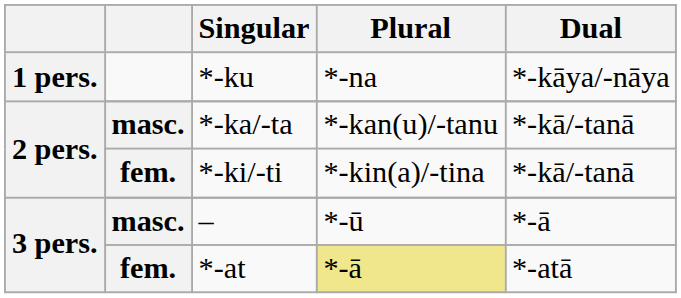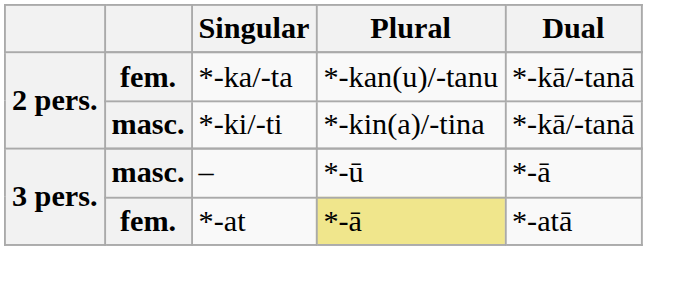- row: (226, 76)
(148, 124) masc. -> (148, 76) fem.
(148, 172) fem. -> (148, 124) masc.
